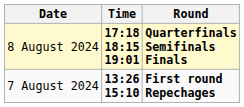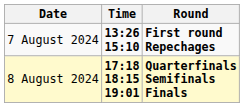rows swapped: (53, 86) <-> (53, 47)
